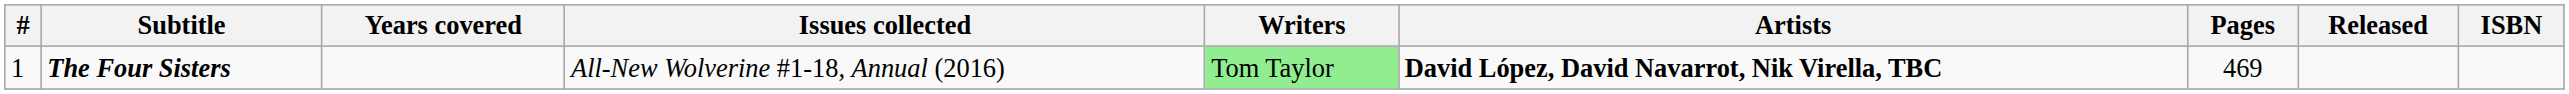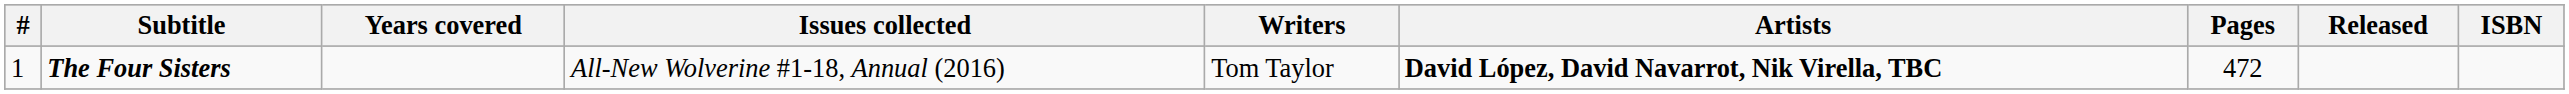(1273, 67) lightgreen background -> (1273, 67) no background
(2243, 67) 469 -> (2243, 67) 472
